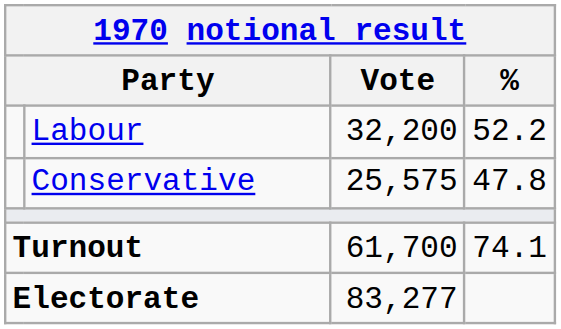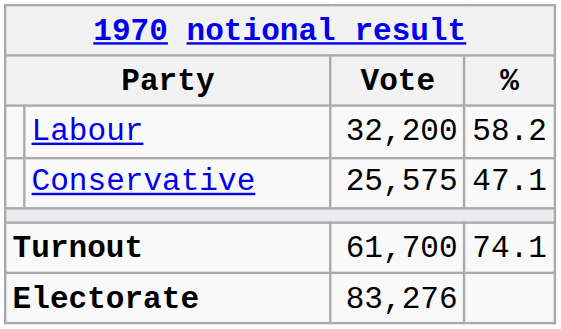(510, 132) 52.2 -> (510, 132) 58.2
(510, 182) 47.8 -> (510, 182) 47.1
(402, 298) 83,277 -> (402, 298) 83,276
